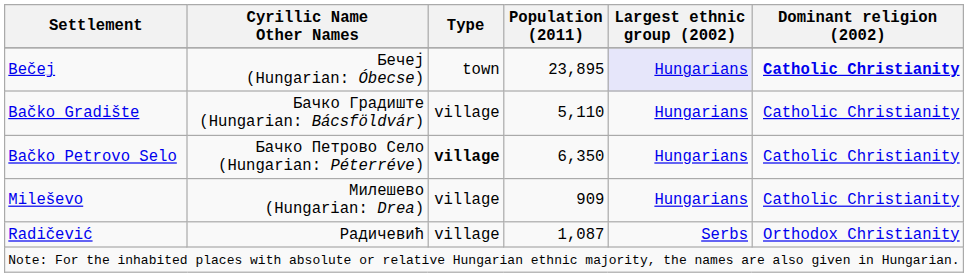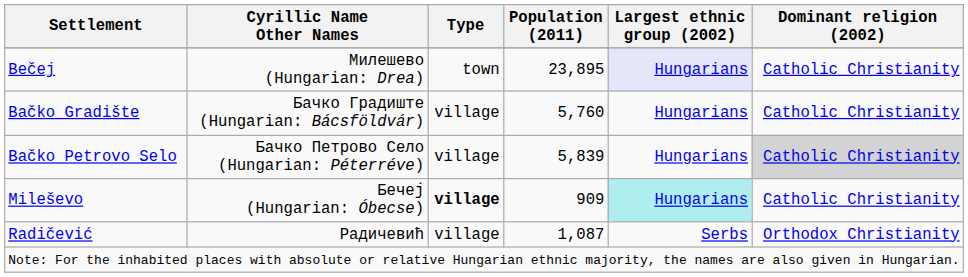(335, 70) Бечеј (Hungarian: Óbecse) -> (344, 70) Милешево (Hungarian: Drea)
(861, 70) bold -> (861, 70) normal
(581, 113) 5,110 -> (581, 113) 5,760
(467, 157) bold -> (467, 157) normal
(581, 157) 6,350 -> (581, 157) 5,839
(861, 157) no background -> (861, 157) lightgrey background
(344, 200) Милешево (Hungarian: Drea) -> (335, 200) Бечеј (Hungarian: Óbecse)
(467, 200) normal -> (467, 200) bold
(701, 200) no background -> (701, 200) paleturquoise background
